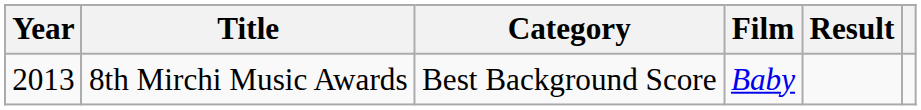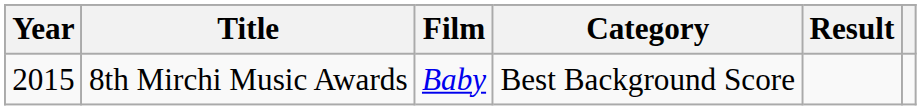columns swapped: (569, 29) <-> (763, 29)
(43, 78) 2013 -> (43, 78) 2015
